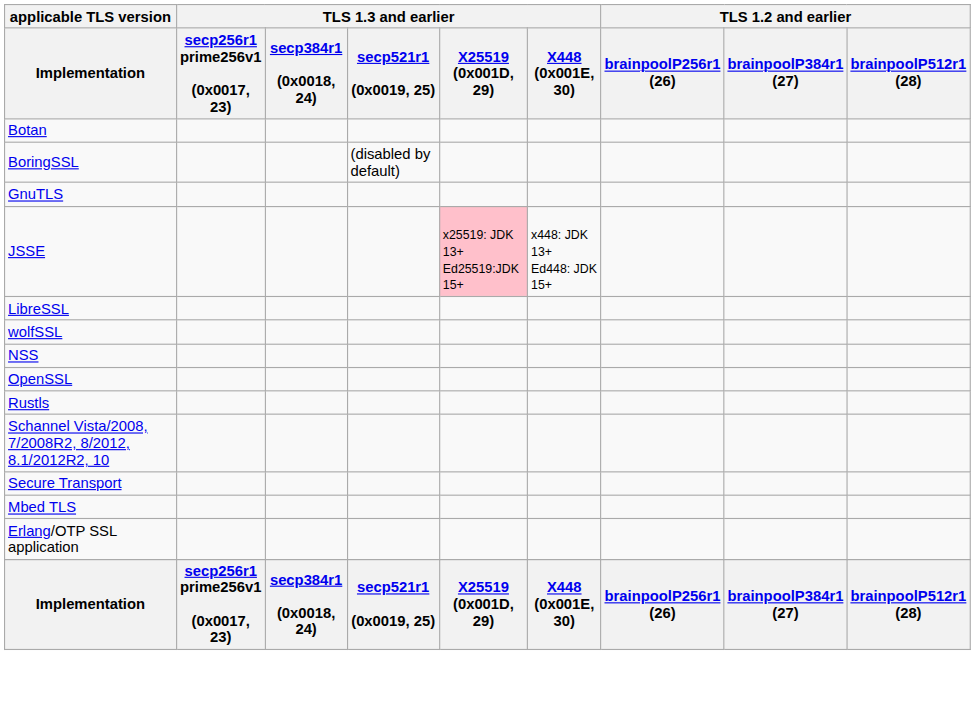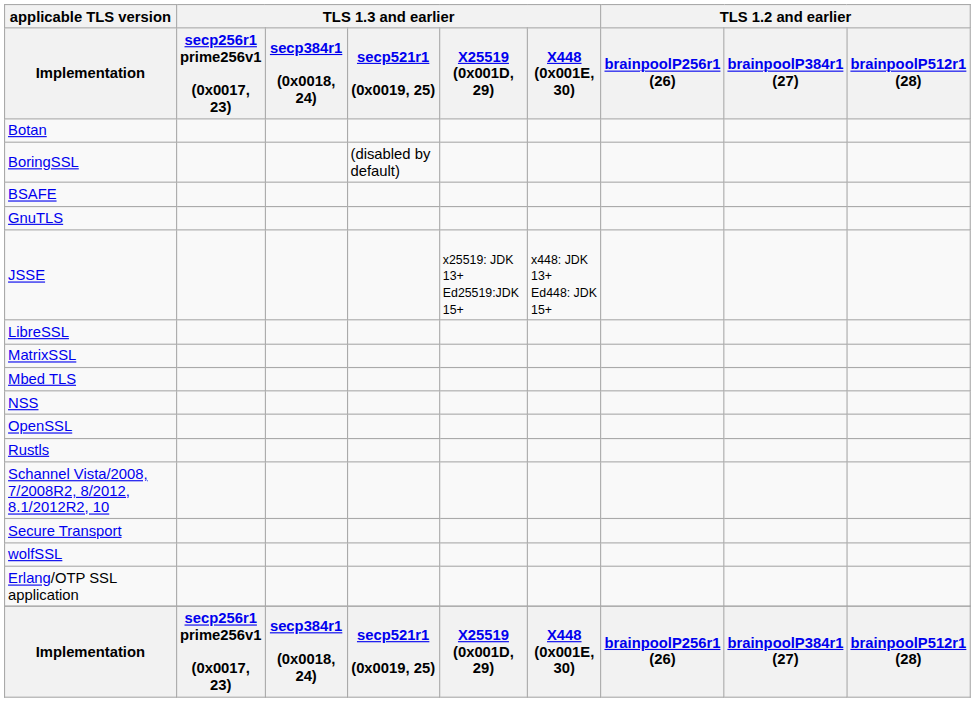+ row: (32, 195)
(481, 260) pink background -> (481, 284) no background
+ row: (42, 356)
rows swapped: (42, 507) <-> (35, 332)
